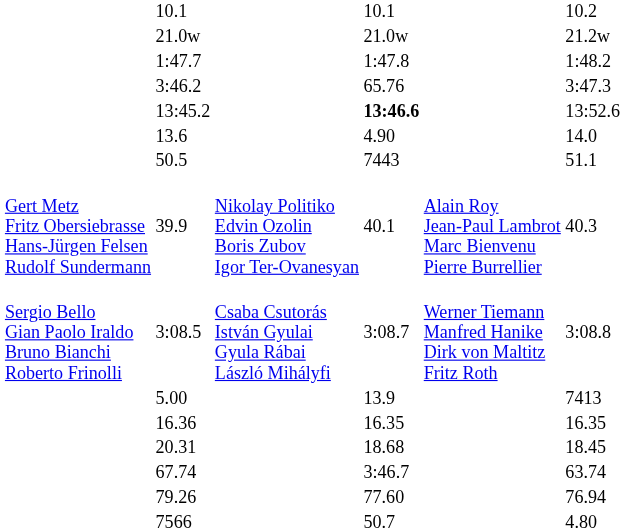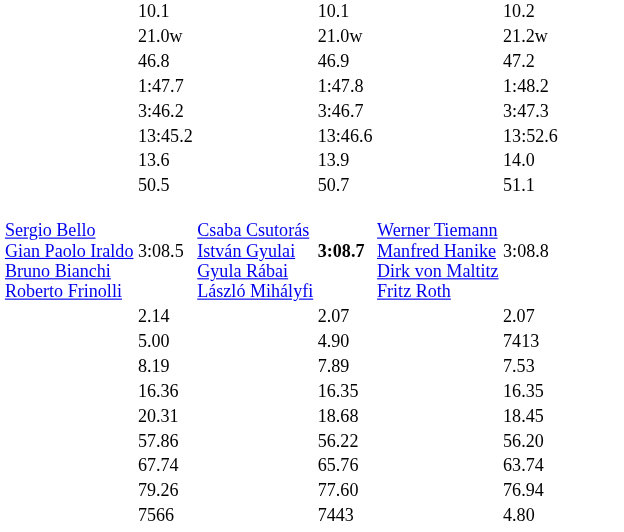+ row: (154, 61)
(384, 86) 65.76 -> (341, 110) 3:46.7
(391, 110) bold -> (345, 135) normal
(379, 135) 4.90 -> (334, 160) 13.9
(382, 160) 7443 -> (334, 185) 50.7
- row: (171, 226)
(386, 332) normal -> (341, 251) bold
+ row: (154, 316)
(379, 397) 13.9 -> (334, 341) 4.90
+ row: (154, 366)
+ row: (158, 440)
(386, 472) 3:46.7 -> (338, 465) 65.76
(379, 522) 50.7 -> (336, 515) 7443
